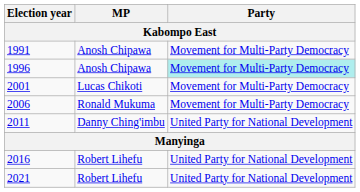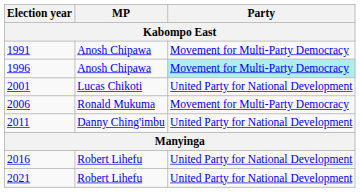(260, 86) Movement for Multi-Party Democracy -> (261, 86) United Party for National Development
